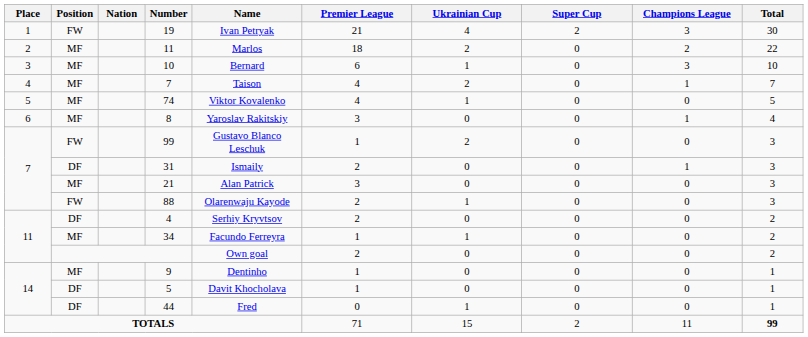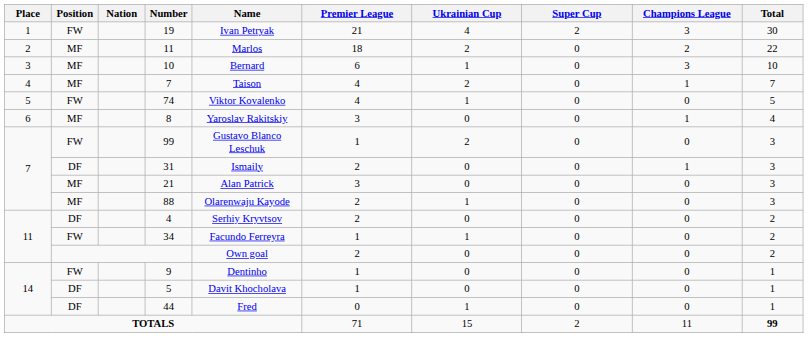(75, 101) MF -> (75, 101) FW
(75, 201) FW -> (75, 201) MF
(75, 236) MF -> (75, 236) FW
(75, 271) MF -> (75, 271) FW
